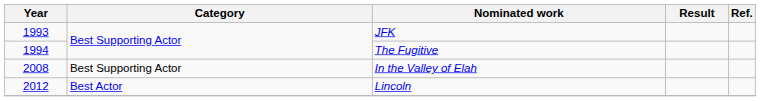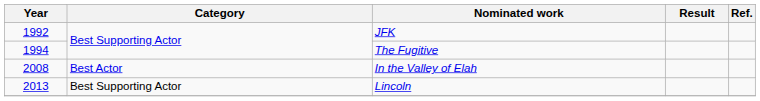(36, 31) 1993 -> (36, 31) 1992
(126, 68) Best Supporting Actor -> (96, 68) Best Actor
(36, 86) 2012 -> (36, 86) 2013
(96, 86) Best Actor -> (126, 86) Best Supporting Actor
